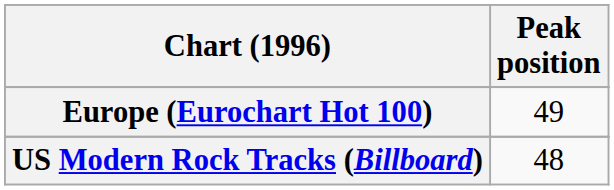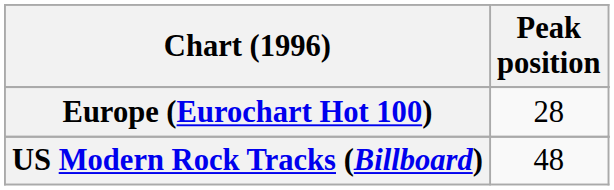(549, 111) 49 -> (549, 111) 28
